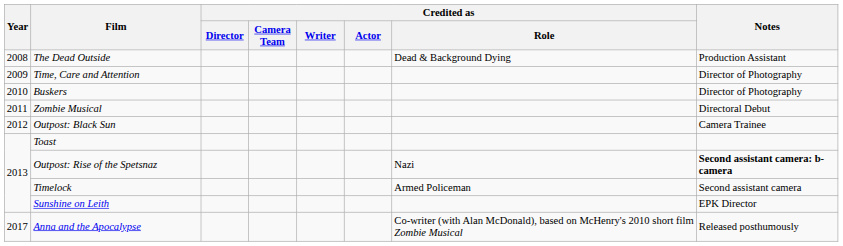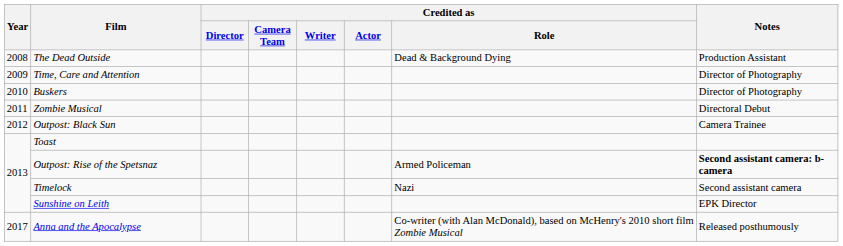(404, 164) Nazi -> (433, 164) Armed Policeman
(433, 187) Armed Policeman -> (404, 187) Nazi
